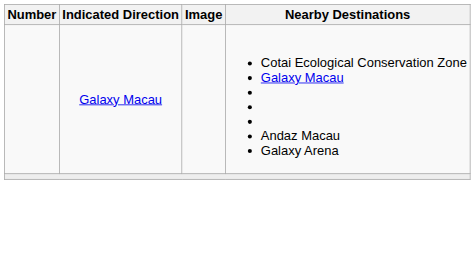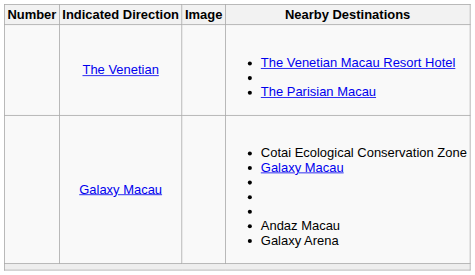+ row: (121, 70)
